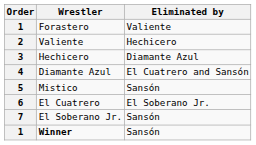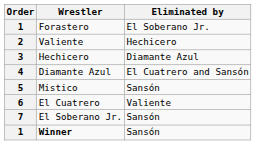(149, 27) Valiente -> (168, 27) El Soberano Jr.
(168, 102) El Soberano Jr. -> (149, 102) Valiente
